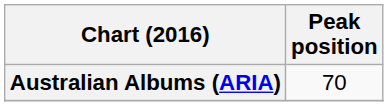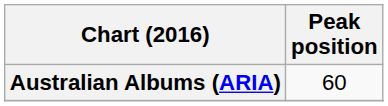(334, 82) 70 -> (334, 82) 60
